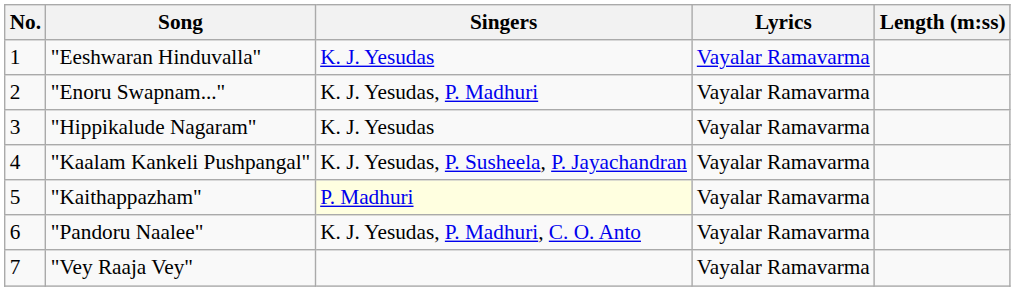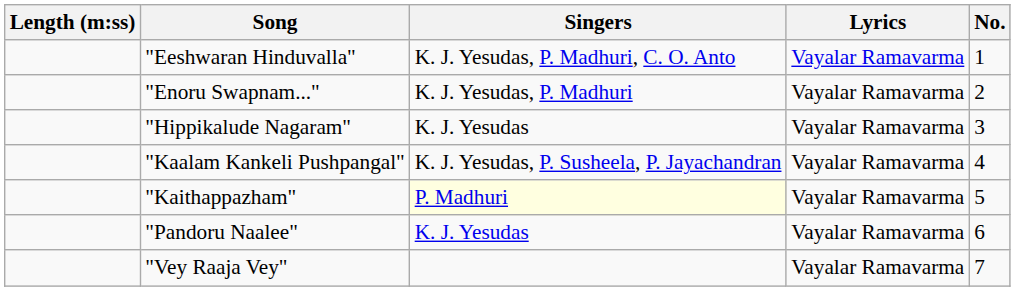columns swapped: (25, 22) <-> (943, 22)
(377, 57) K. J. Yesudas -> (575, 57) K. J. Yesudas, P. Madhuri, C. O. Anto
(481, 232) K. J. Yesudas, P. Madhuri, C. O. Anto -> (472, 232) K. J. Yesudas
